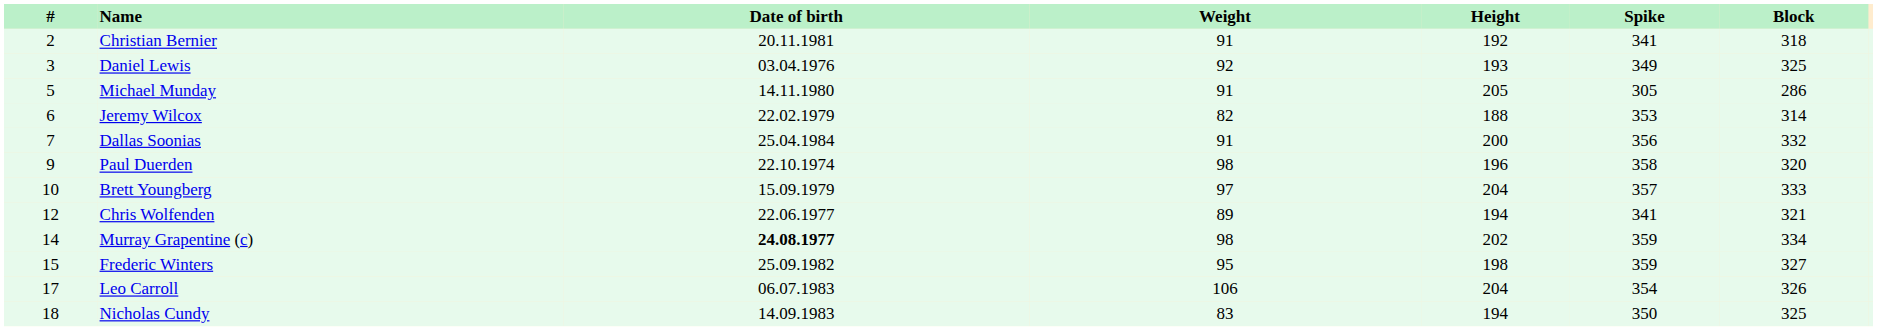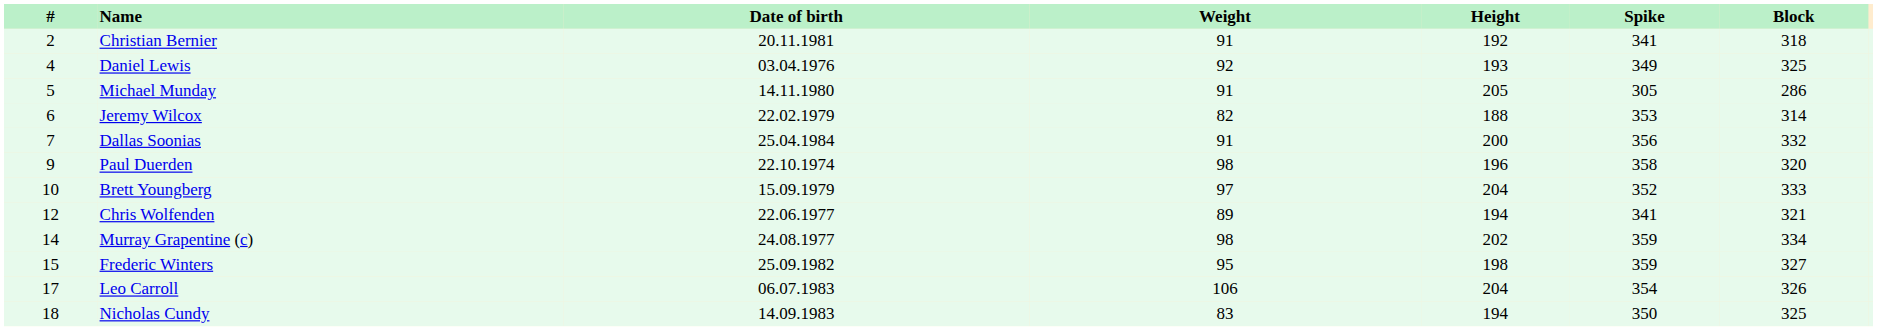(51, 65) 3 -> (51, 65) 4
(1645, 189) 357 -> (1645, 189) 352
(796, 239) bold -> (796, 239) normal
